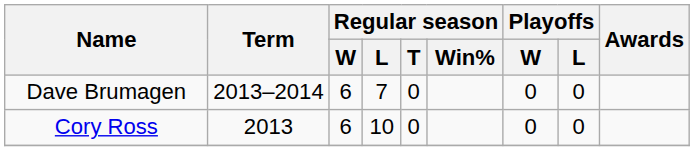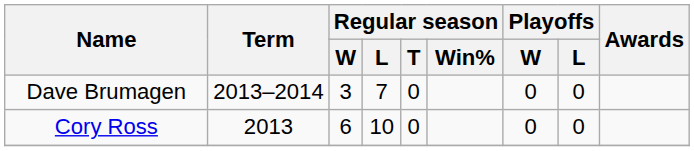(346, 92) 6 -> (346, 92) 3
